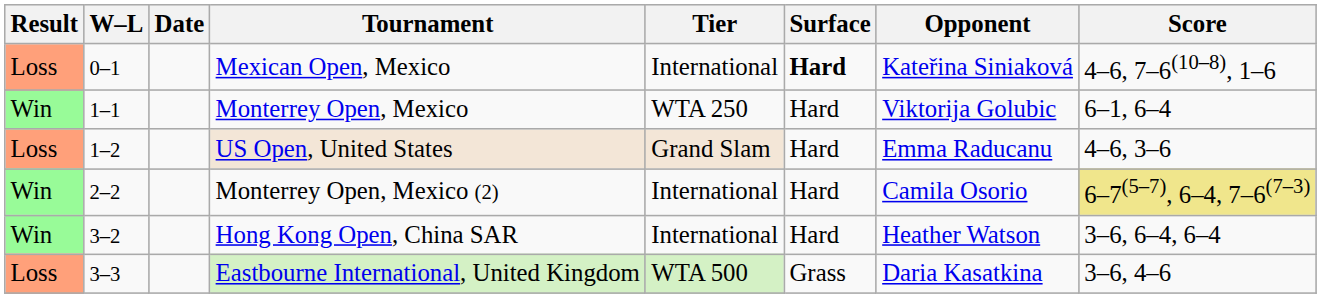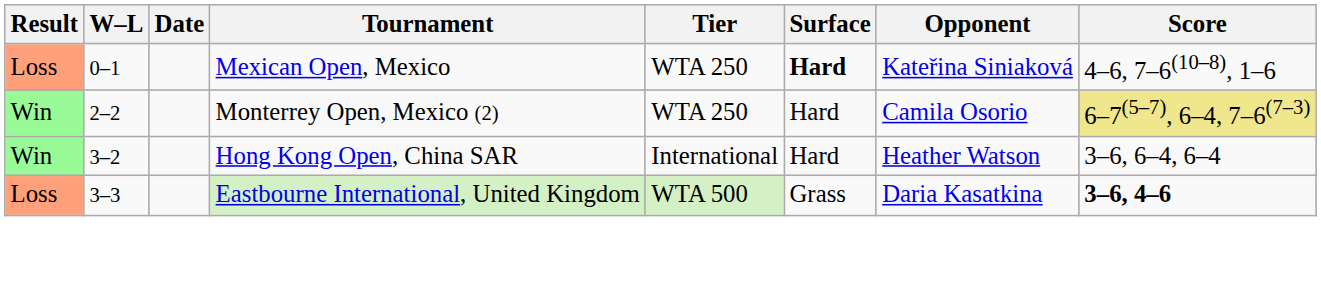(715, 66) International -> (700, 66) WTA 250
- row: (342, 109)
- row: (334, 148)
(715, 191) International -> (700, 112) WTA 250
(1128, 273) normal -> (1128, 194) bold
